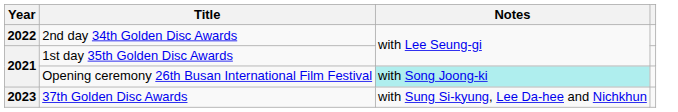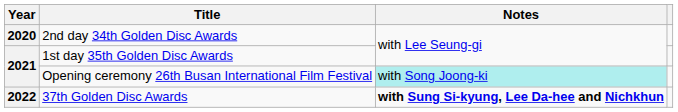(22, 35) 2022 -> (22, 35) 2020
(22, 96) 2023 -> (22, 96) 2022
(512, 96) normal -> (521, 96) bold
